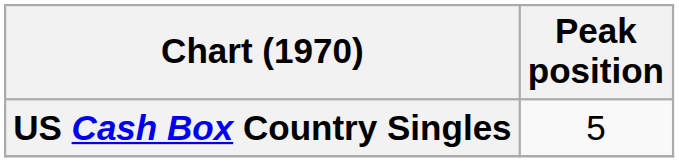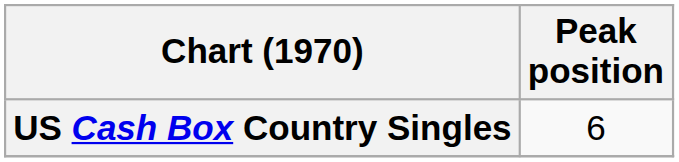(596, 127) 5 -> (596, 127) 6
